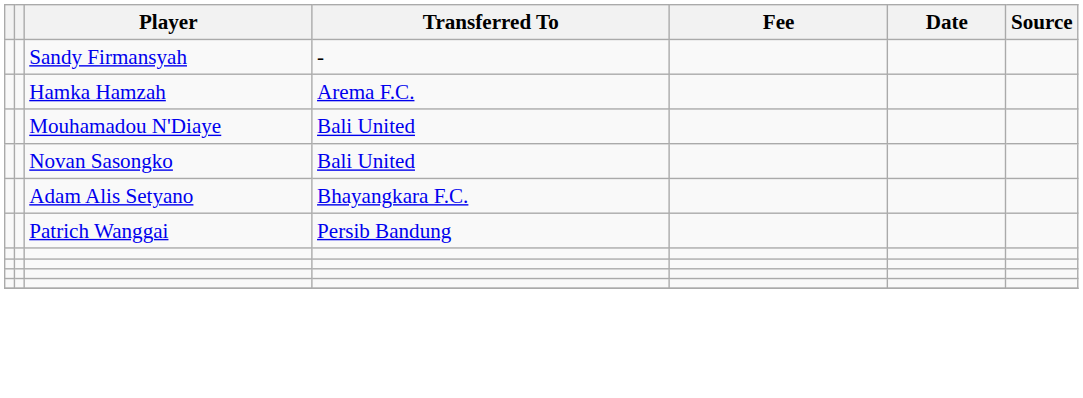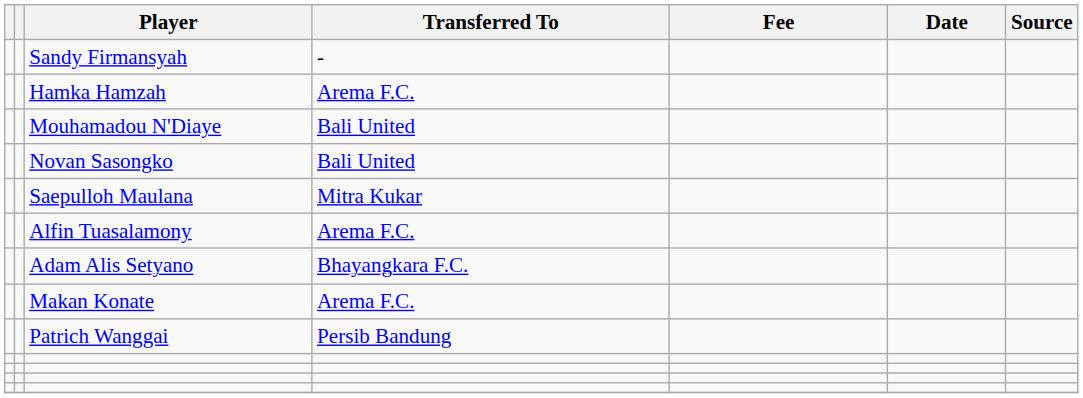+ row: (111, 196)
+ row: (110, 231)
+ row: (92, 300)
